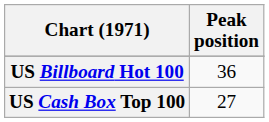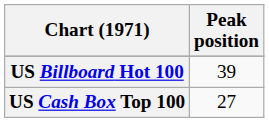(227, 71) 36 -> (227, 71) 39
